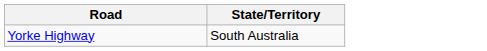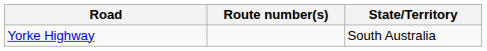+ column: (276, 14)
